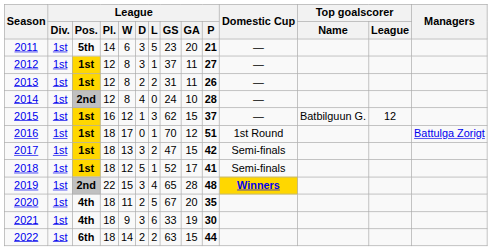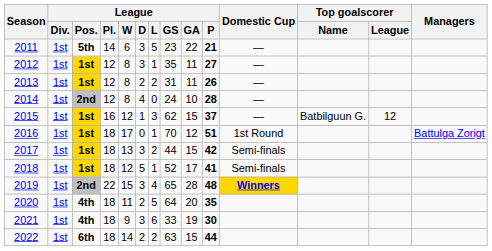(192, 47) 20 -> (192, 47) 22
(171, 64) 37 -> (171, 64) 35
(171, 151) 47 -> (171, 151) 44
(171, 202) 67 -> (171, 202) 64
